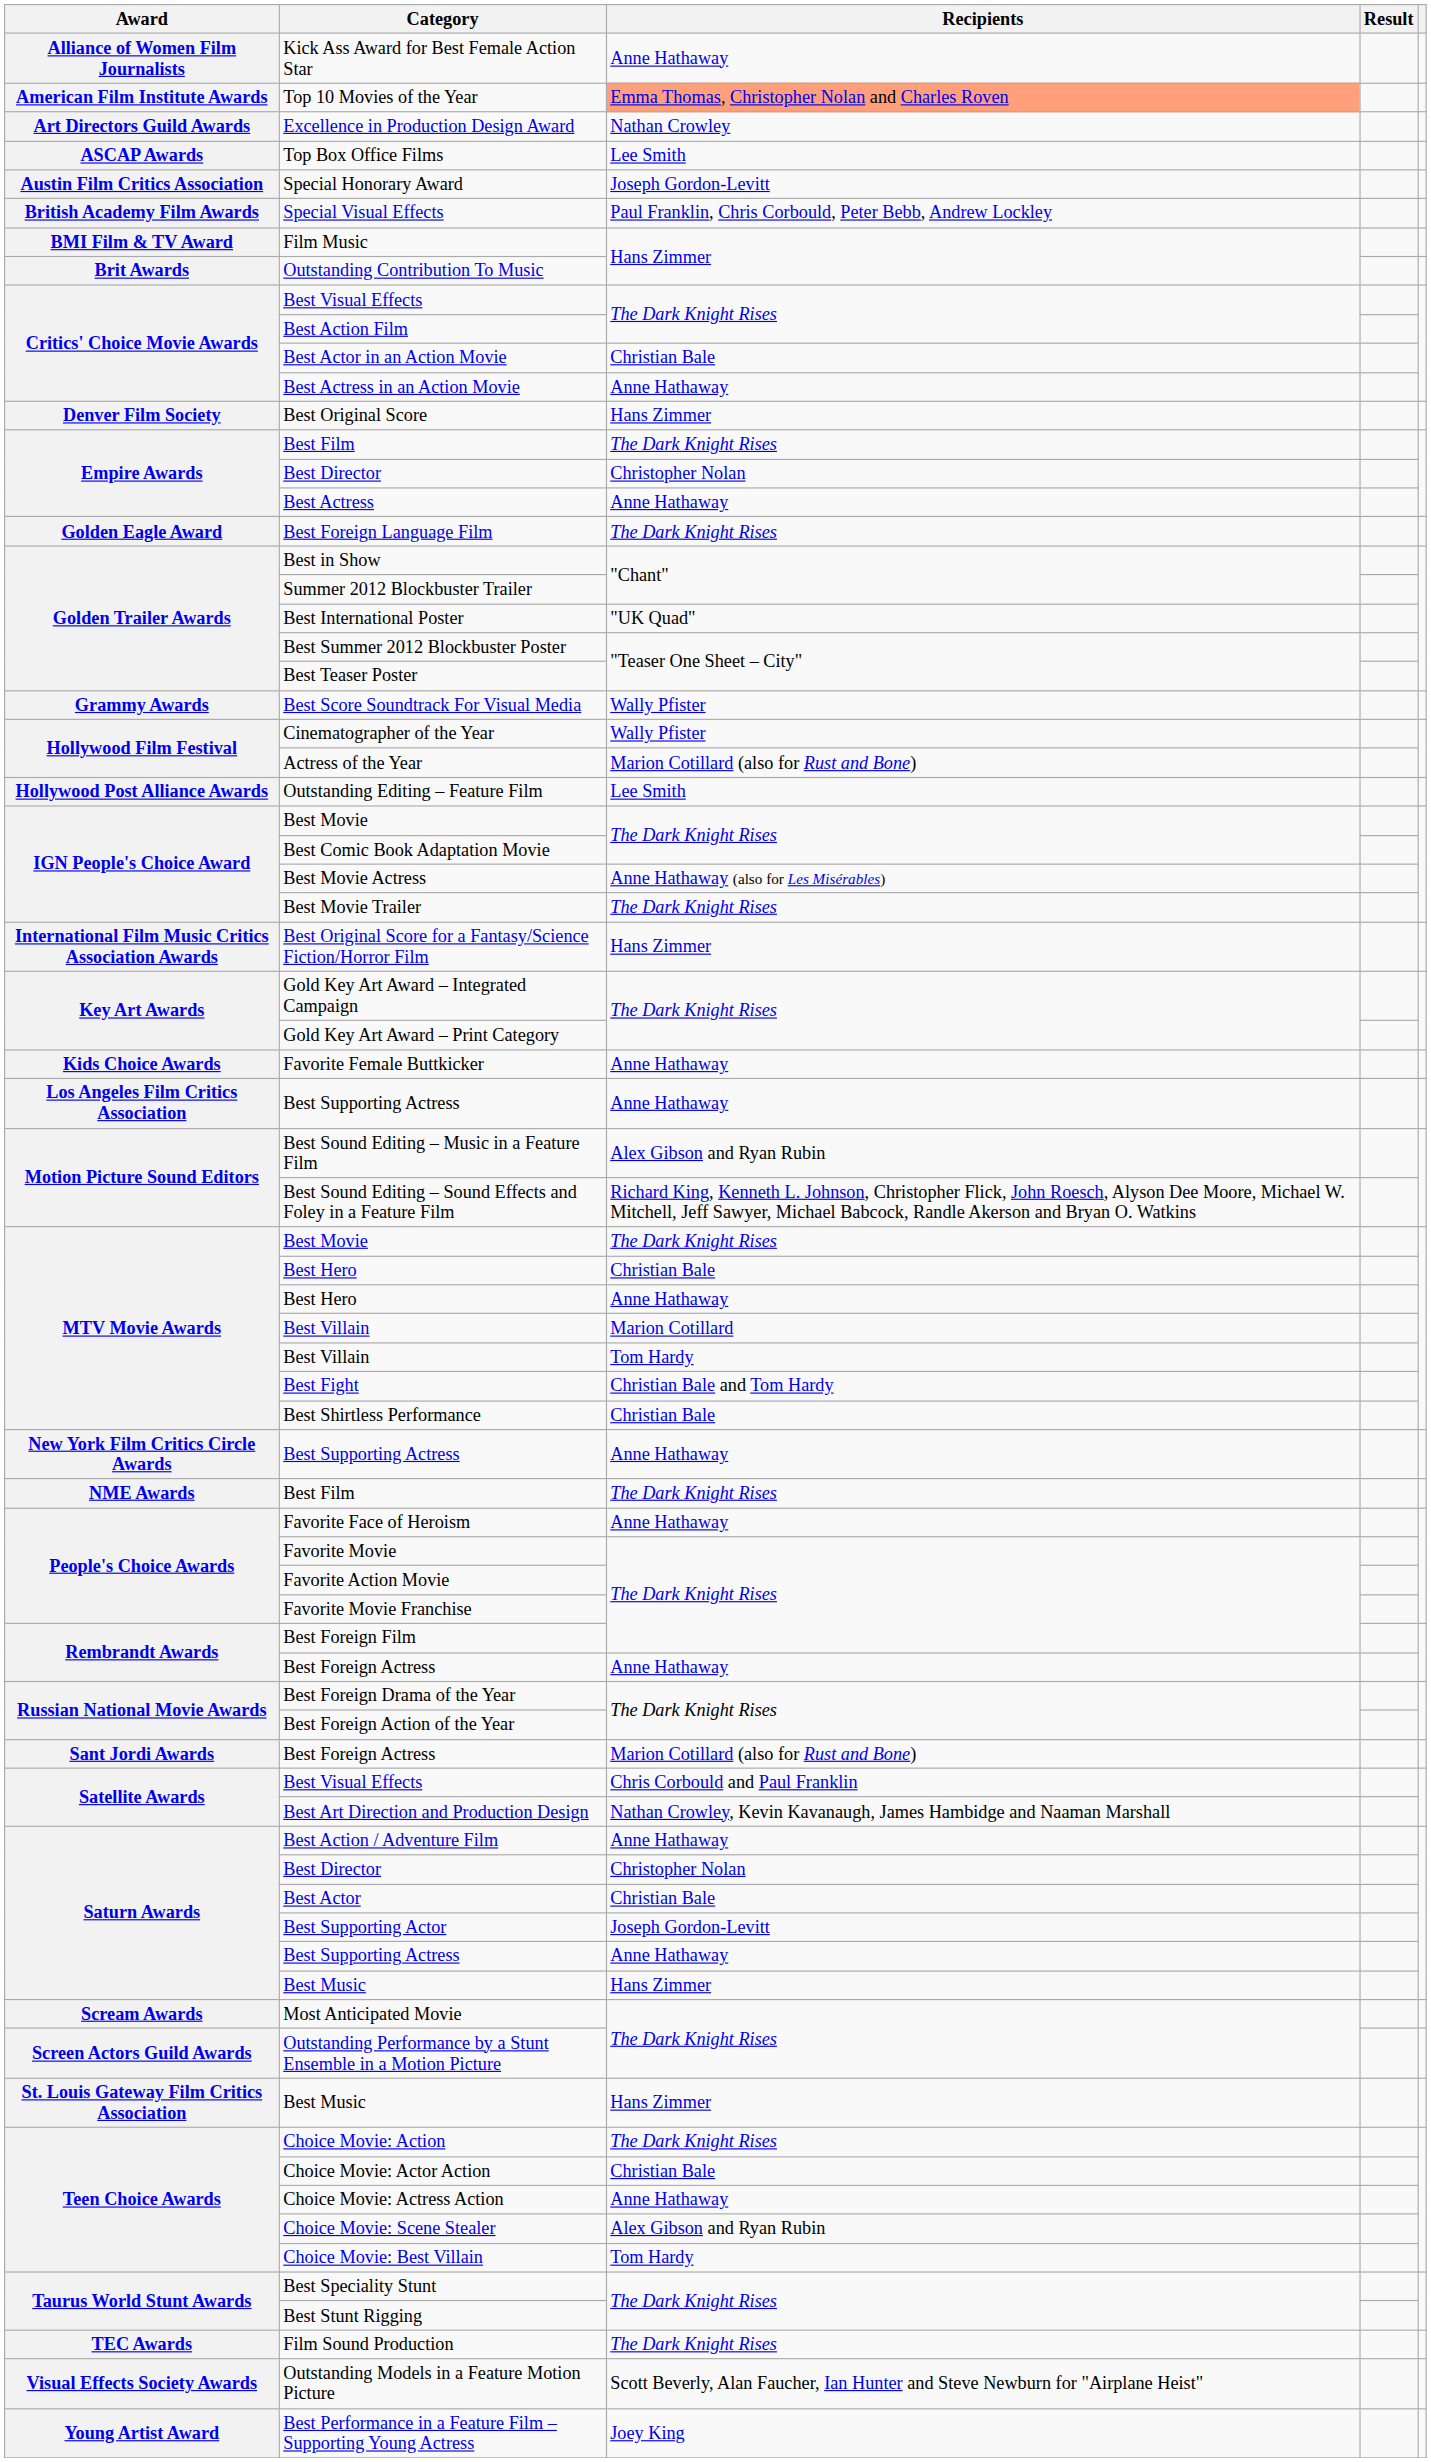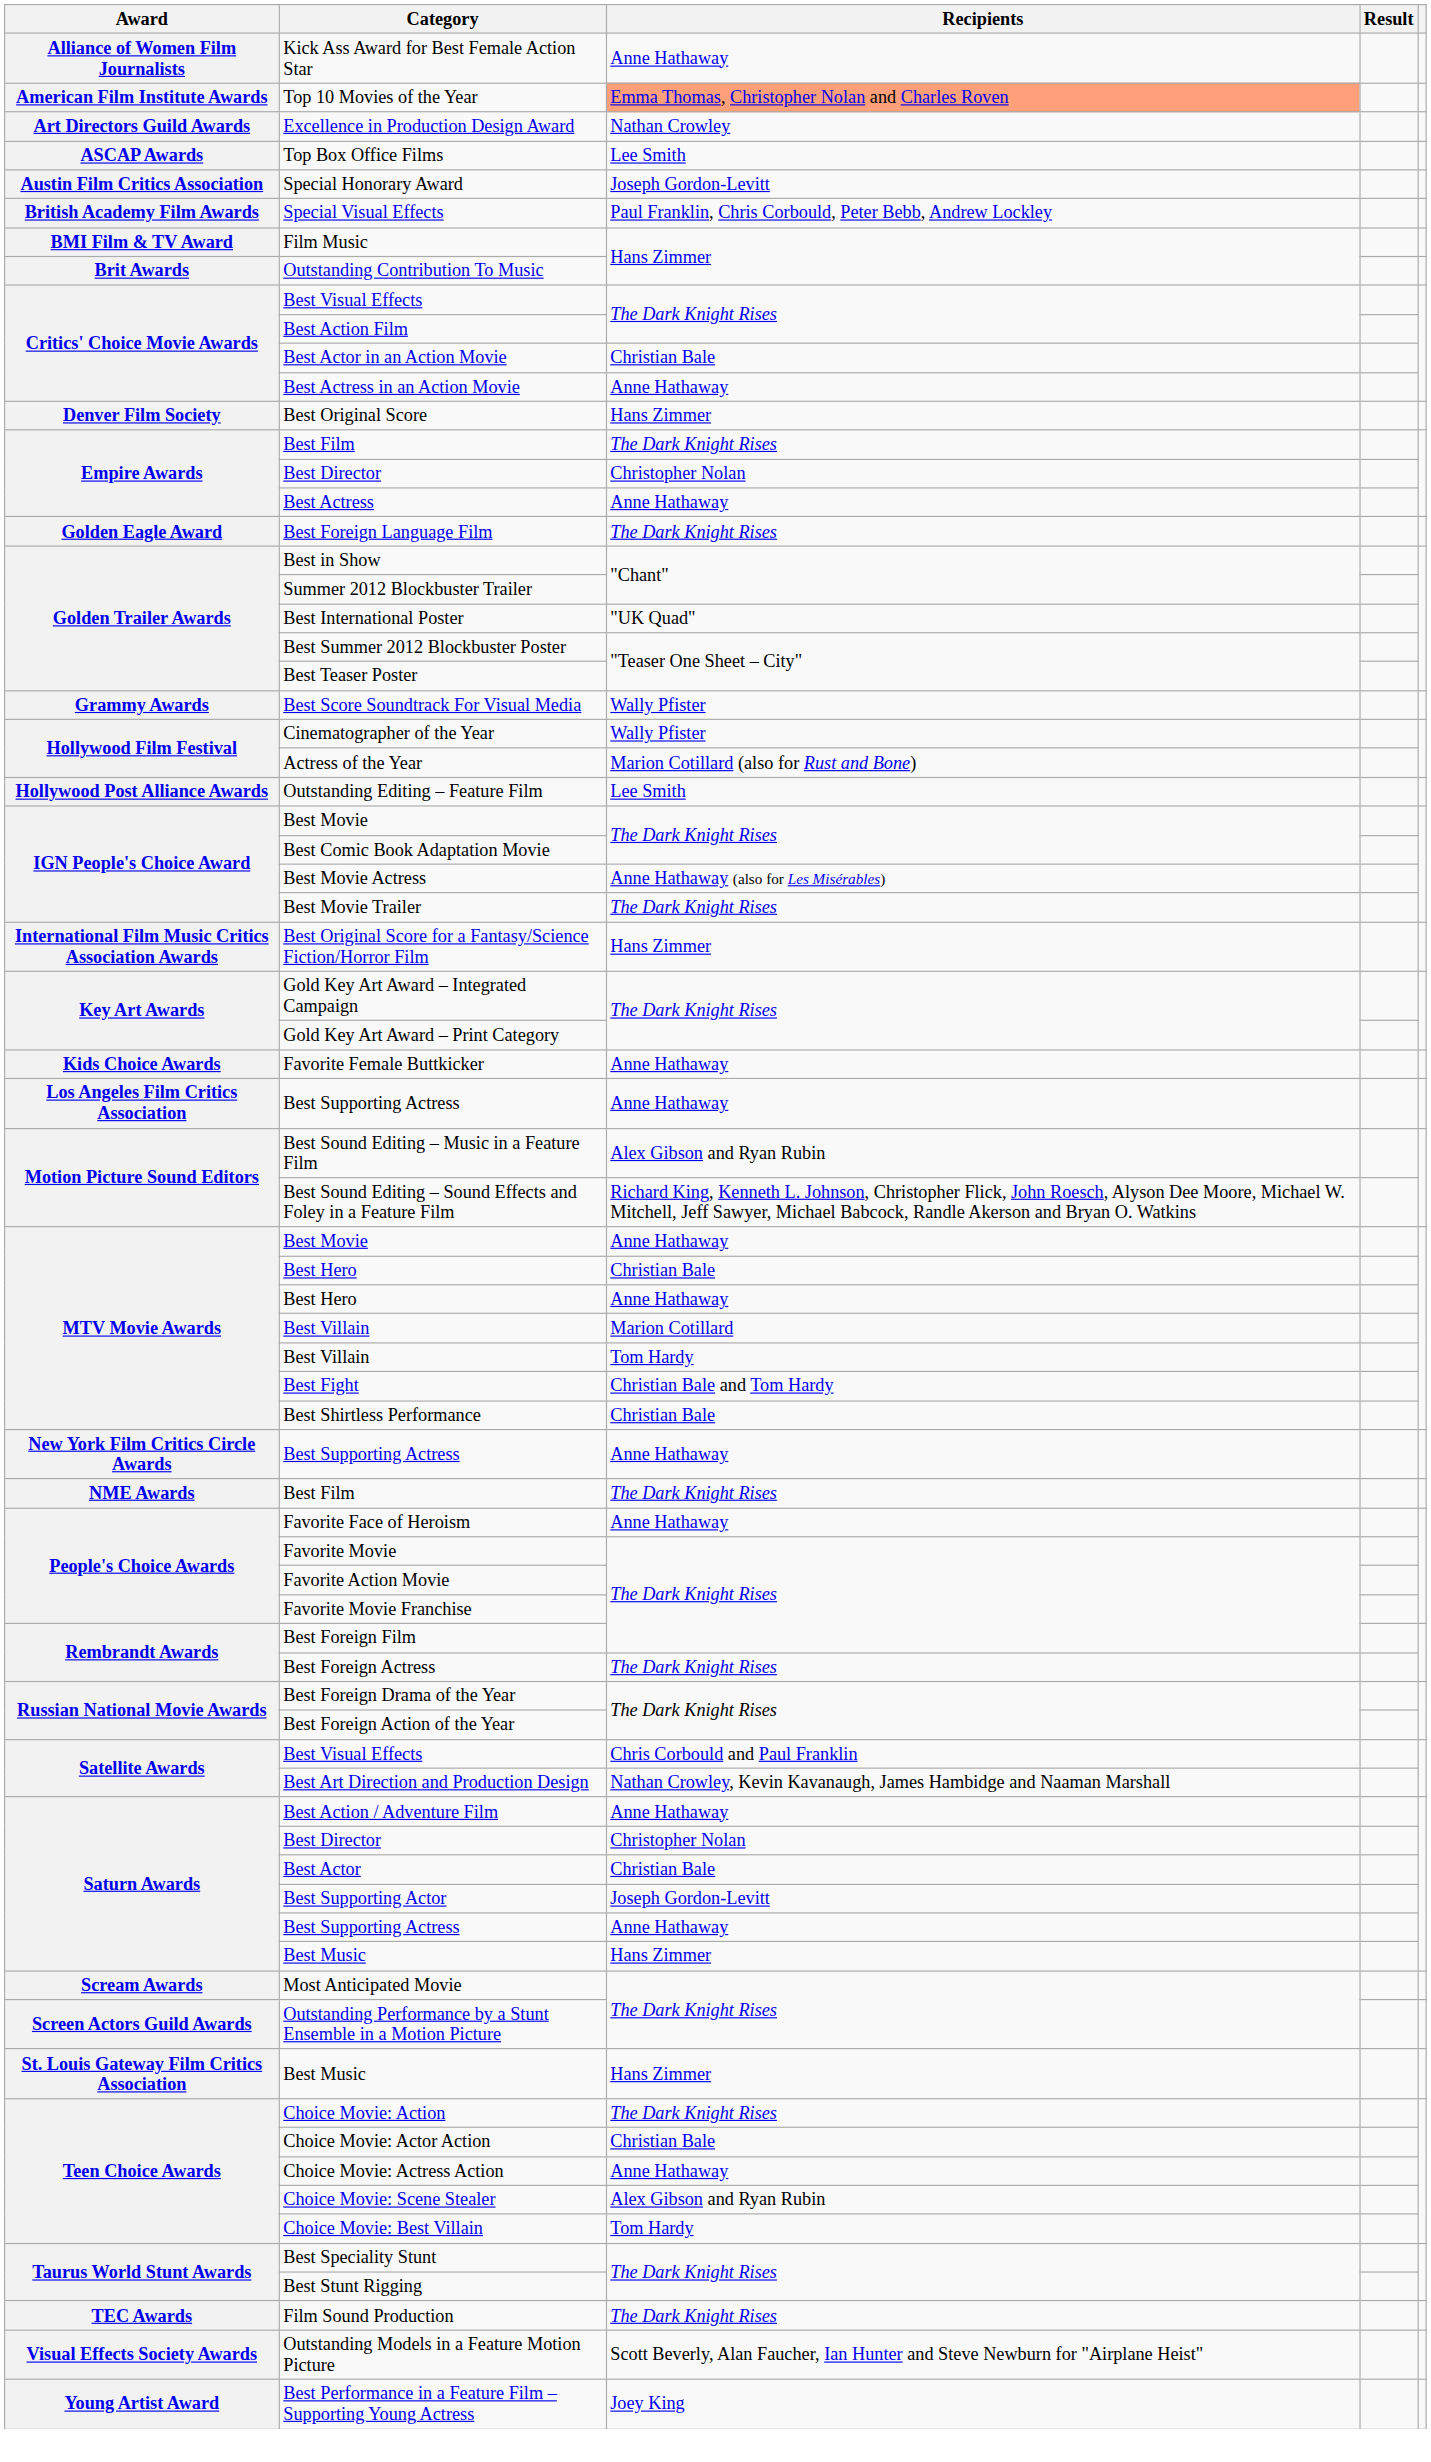(694, 1241) The Dark Knight Rises -> (669, 1241) Anne Hathaway
(669, 1666) Anne Hathaway -> (694, 1666) The Dark Knight Rises
- row: (142, 1753)
